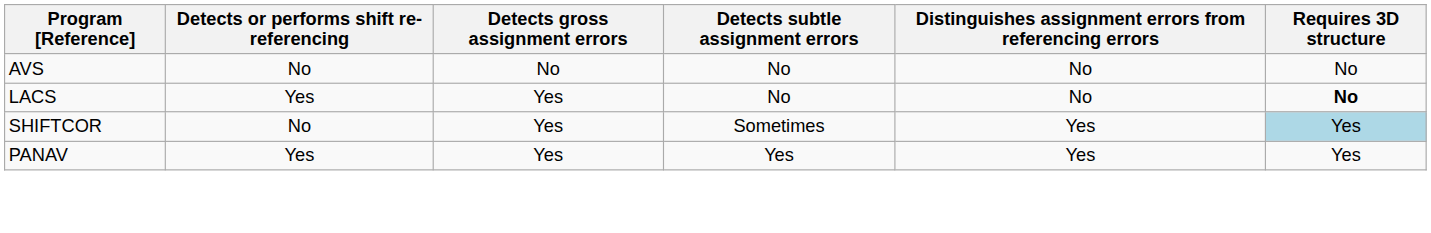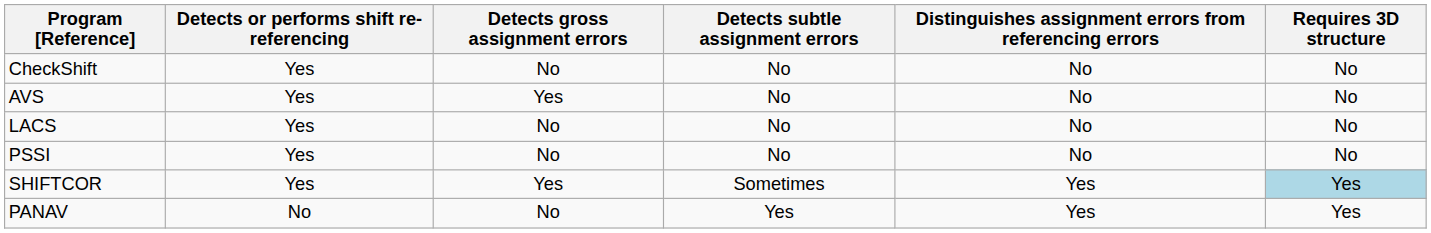+ row: (53, 68)
(300, 68) No -> (300, 97) Yes
(548, 68) No -> (548, 97) Yes
(548, 97) Yes -> (548, 126) No
(1346, 97) bold -> (1346, 126) normal
+ row: (30, 155)
(300, 126) No -> (300, 184) Yes
(300, 155) Yes -> (300, 213) No
(548, 155) Yes -> (548, 213) No
